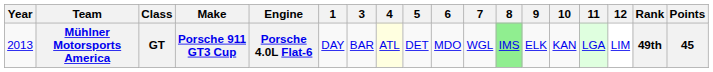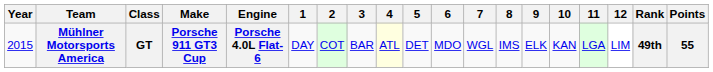+ column: (332, 14)
(20, 45) 2013 -> (20, 45) 2015
(509, 45) lightgreen background -> (509, 45) no background
(687, 45) 45 -> (687, 45) 55
